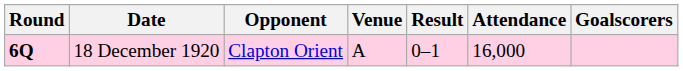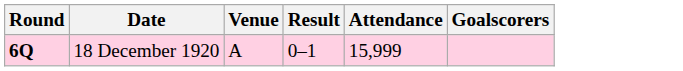- column: (286, 19)
(499, 50) 16,000 -> (375, 50) 15,999
